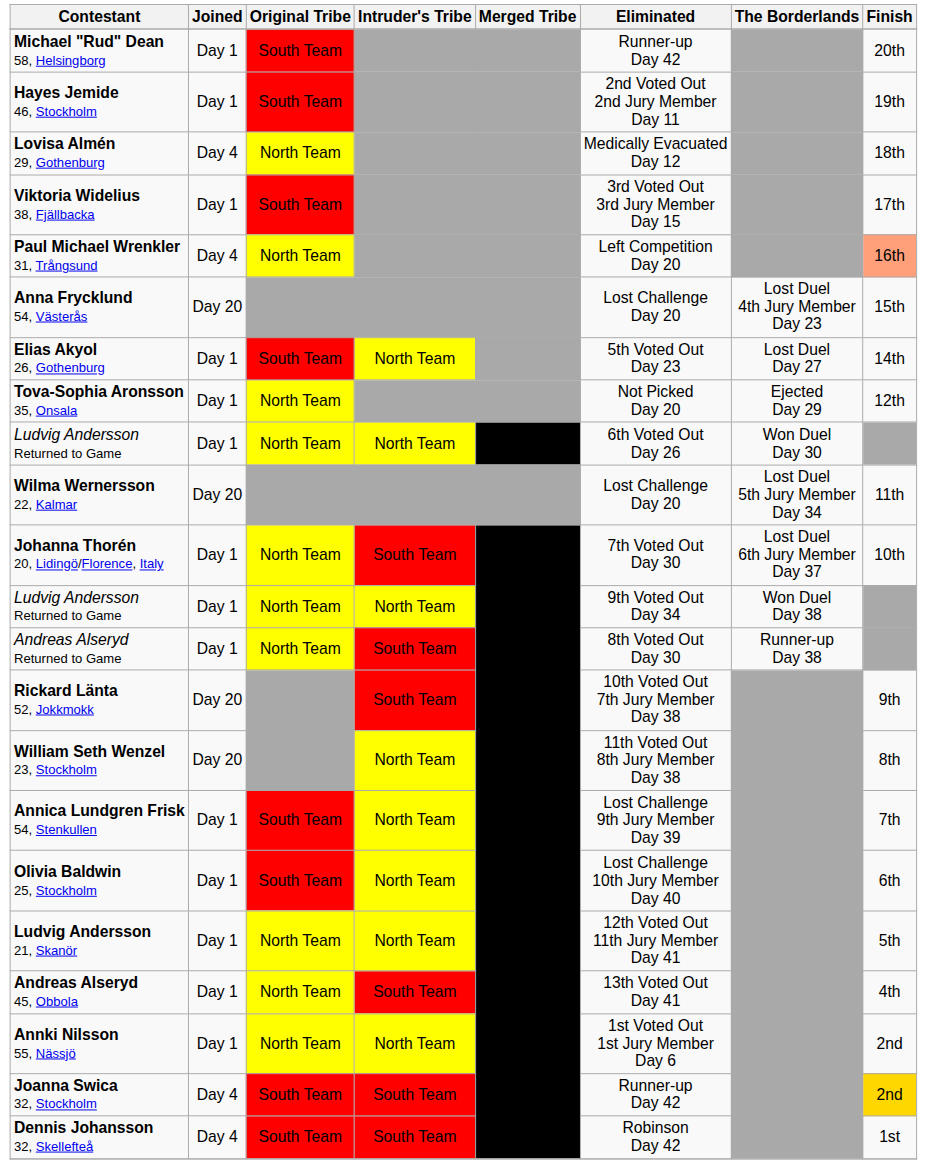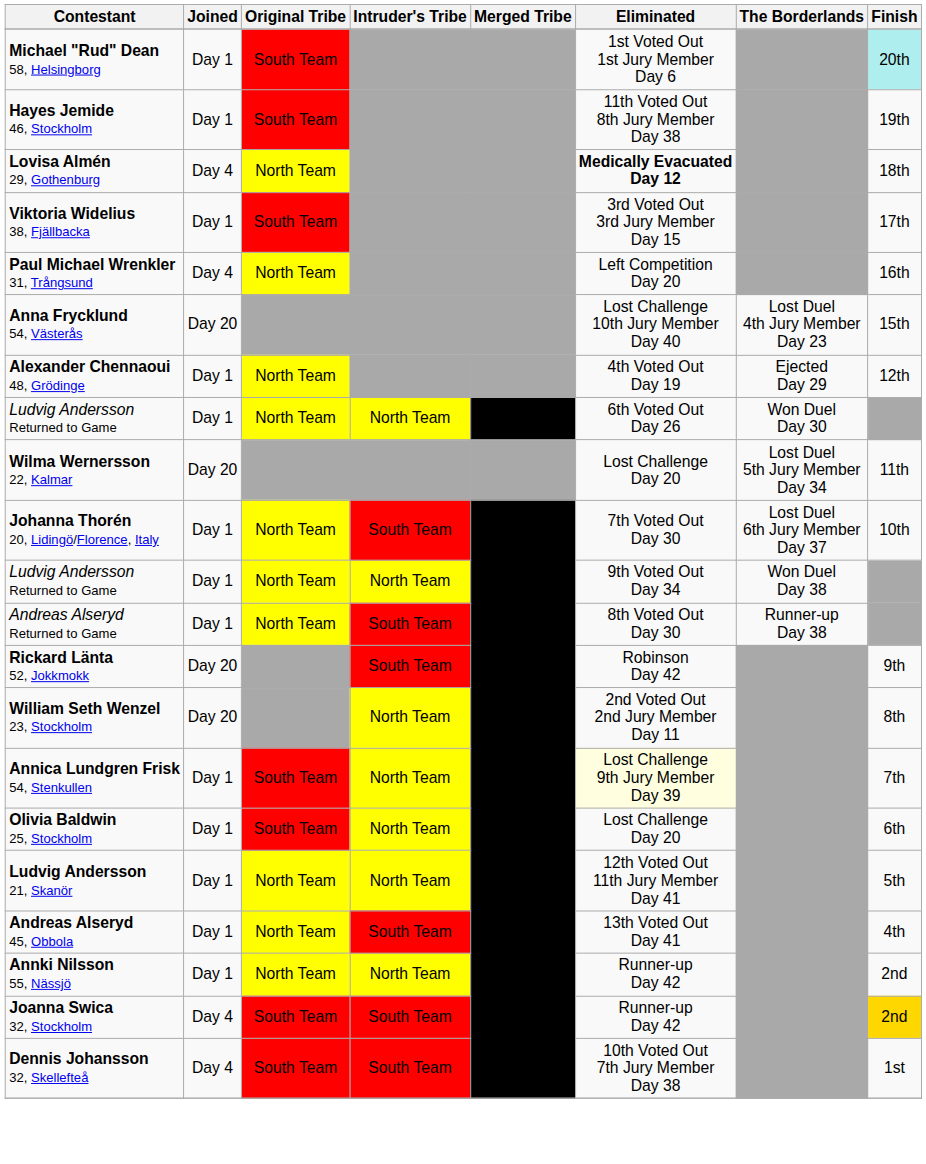(656, 50) Runner-up Day 42 -> (656, 59) 1st Voted Out 1st Jury Member Day 6
(890, 50) no background -> (894, 59) paleturquoise background
(656, 101) 2nd Voted Out 2nd Jury Member Day 11 -> (656, 119) 11th Voted Out 8th Jury Member Day 38
(656, 153) normal -> (656, 170) bold
(890, 255) lightsalmon background -> (894, 273) no background
(656, 307) Lost Challenge Day 20 -> (656, 324) Lost Challenge 10th Jury Member Day 40
- row: (59, 358)
+ row: (90, 376)
- row: (99, 401)
(656, 700) 10th Voted Out 7th Jury Member Day 38 -> (656, 666) Robinson Day 42
(656, 760) 11th Voted Out 8th Jury Member Day 38 -> (656, 717) 2nd Voted Out 2nd Jury Member Day 11
(656, 820) no background -> (656, 778) lightyellow background
(656, 880) Lost Challenge 10th Jury Member Day 40 -> (656, 829) Lost Challenge Day 20
(656, 1043) 1st Voted Out 1st Jury Member Day 6 -> (656, 974) Runner-up Day 42
(656, 1137) Robinson Day 42 -> (656, 1068) 10th Voted Out 7th Jury Member Day 38
